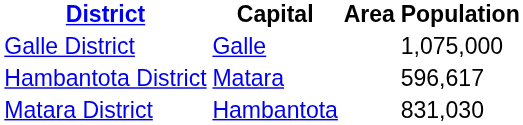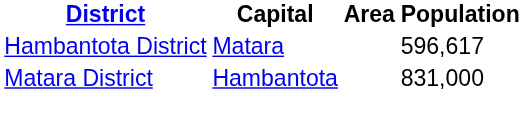- row: (70, 46)
(442, 110) 831,030 -> (442, 78) 831,000
